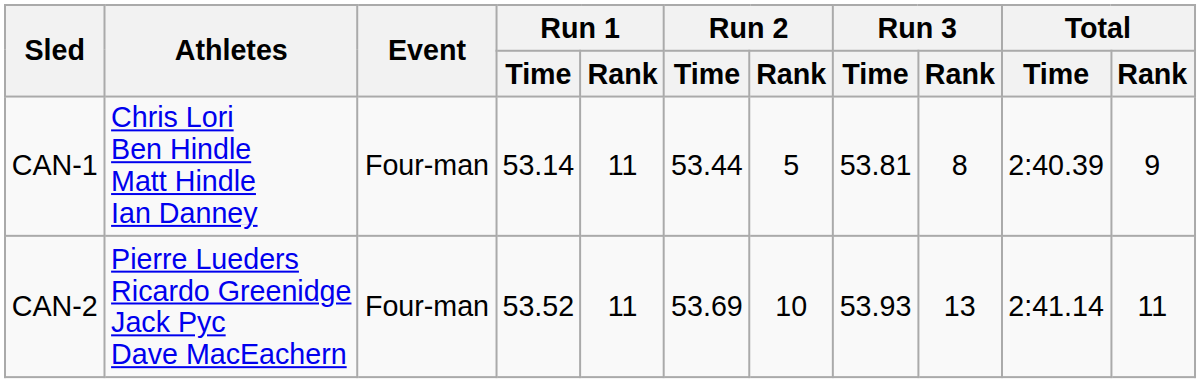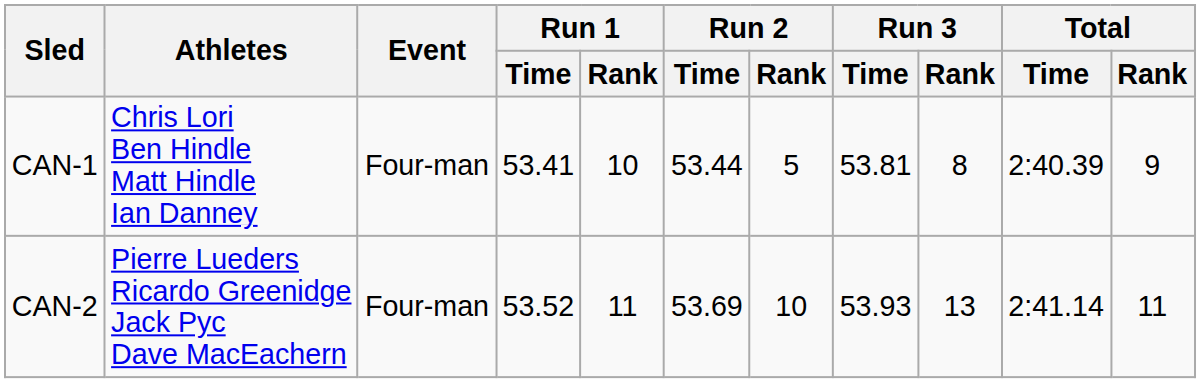(538, 166) 53.14 -> (538, 166) 53.41
(623, 166) 11 -> (623, 166) 10
